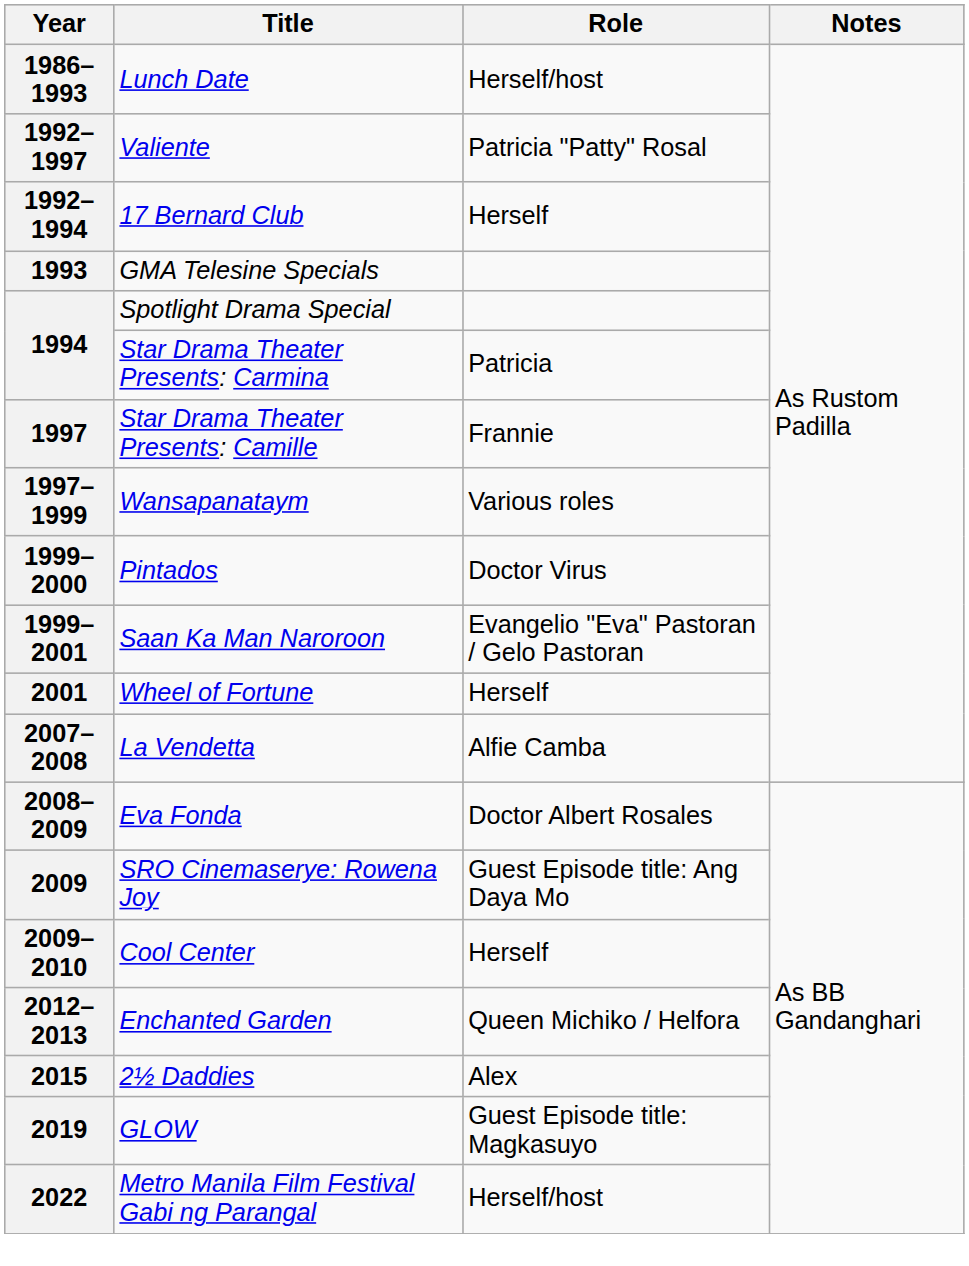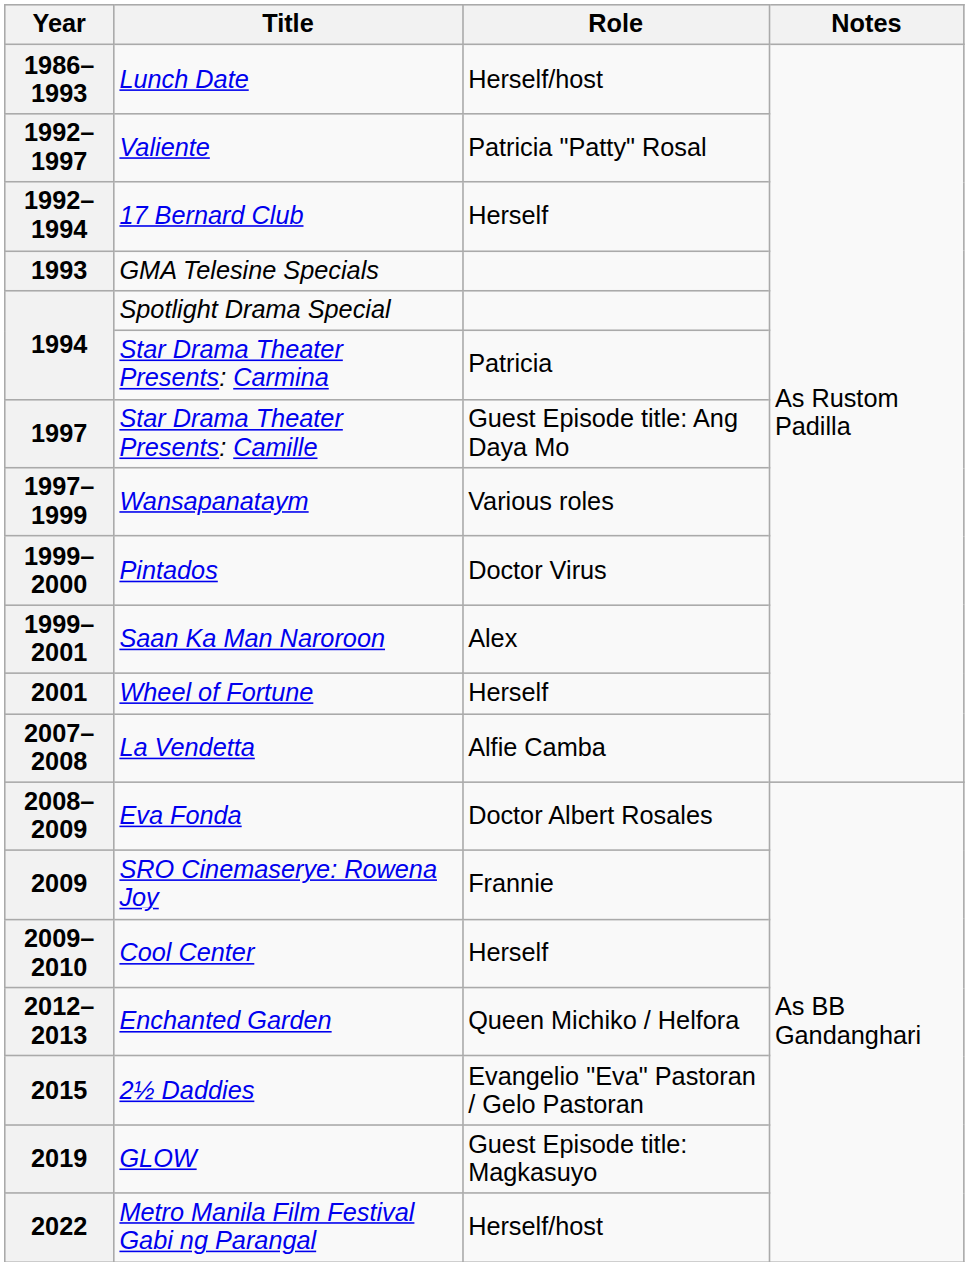(511, 433) Frannie -> (603, 433) Guest Episode title: Ang Daya Mo
(612, 638) Evangelio "Eva" Pastoran / Gelo Pastoran -> (493, 638) Alex
(603, 884) Guest Episode title: Ang Daya Mo -> (511, 884) Frannie
(493, 1075) Alex -> (612, 1090) Evangelio "Eva" Pastoran / Gelo Pastoran
